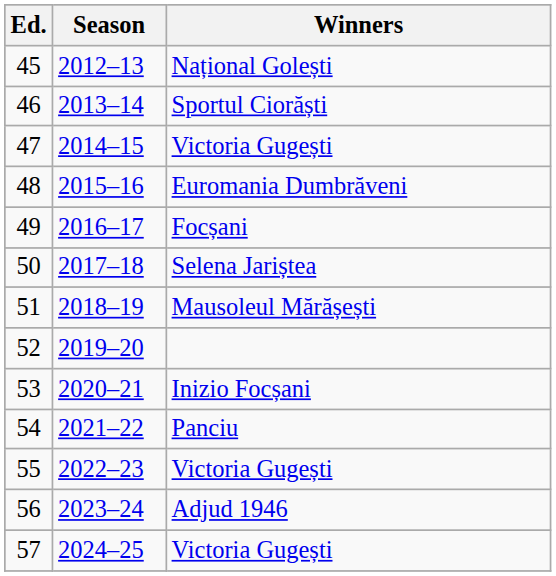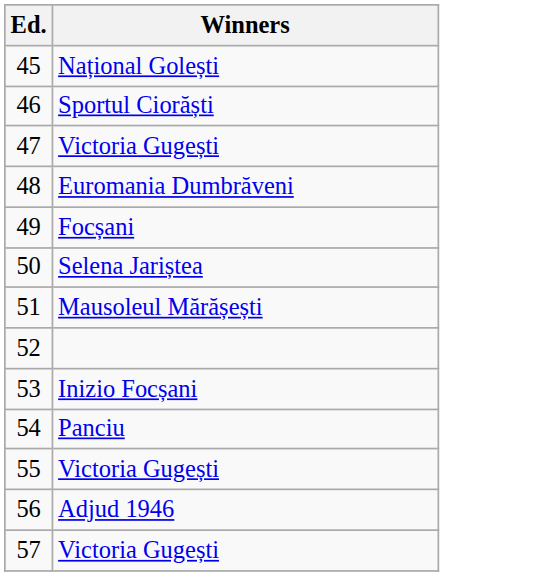- column: (109, 25)
